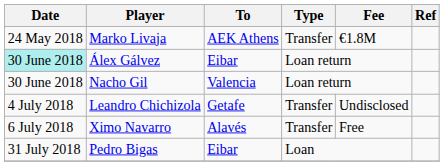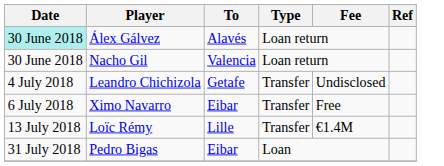- row: (128, 37)
(222, 60) Eibar -> (227, 37) Alavés
(227, 127) Alavés -> (222, 104) Eibar
+ row: (121, 127)
